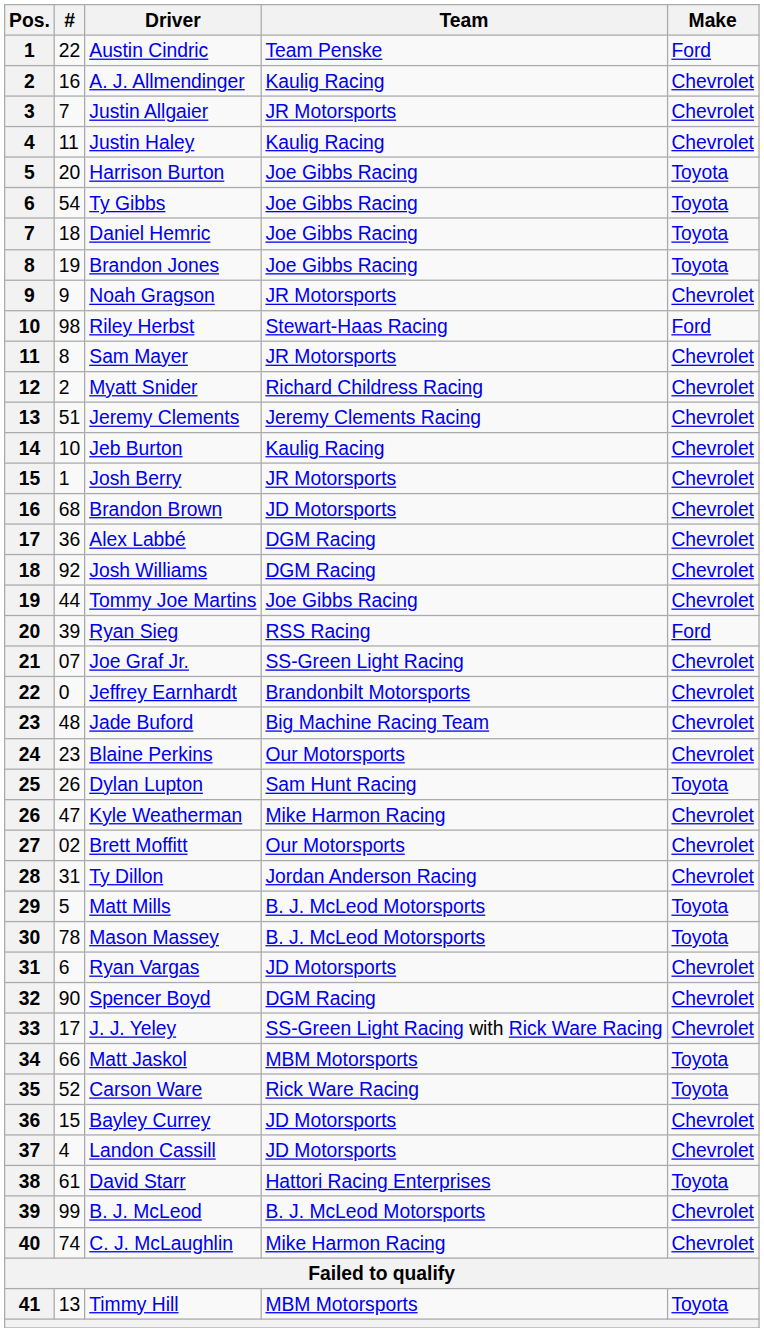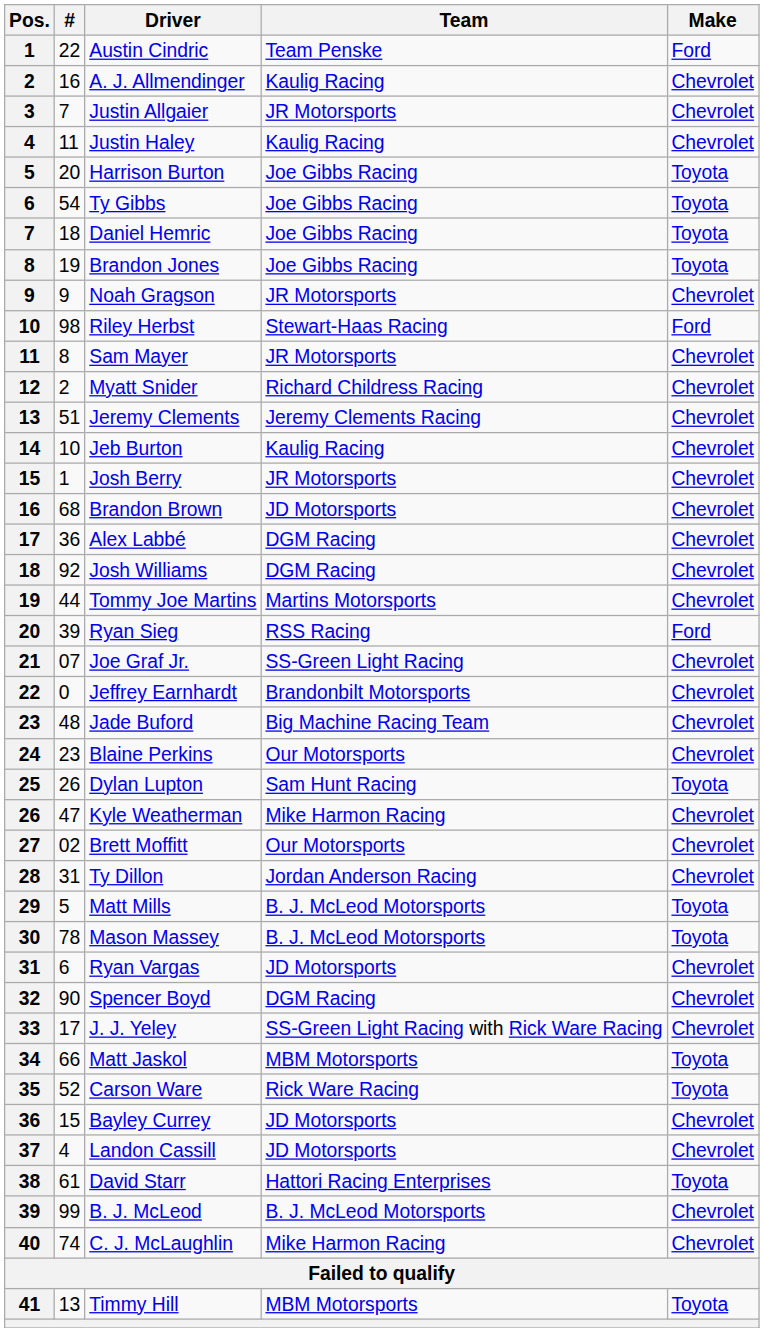(342, 601) Joe Gibbs Racing -> (351, 601) Martins Motorsports
